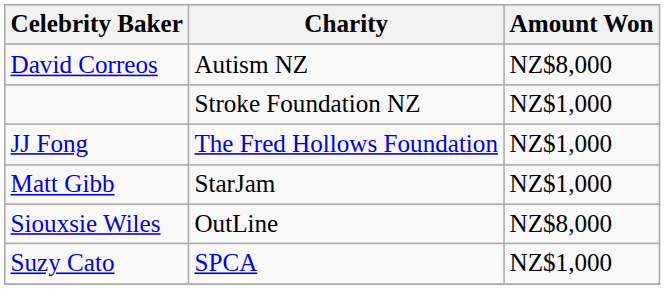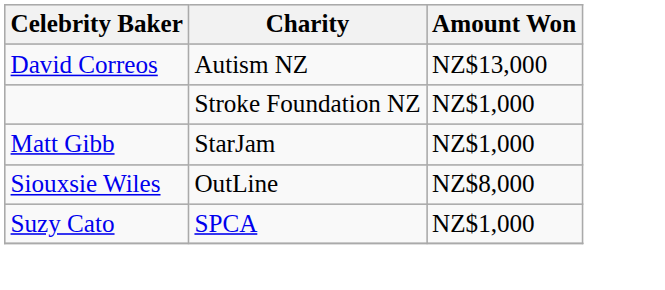(561, 64) NZ$8,000 -> (490, 64) NZ$13,000
- row: (49, 143)
